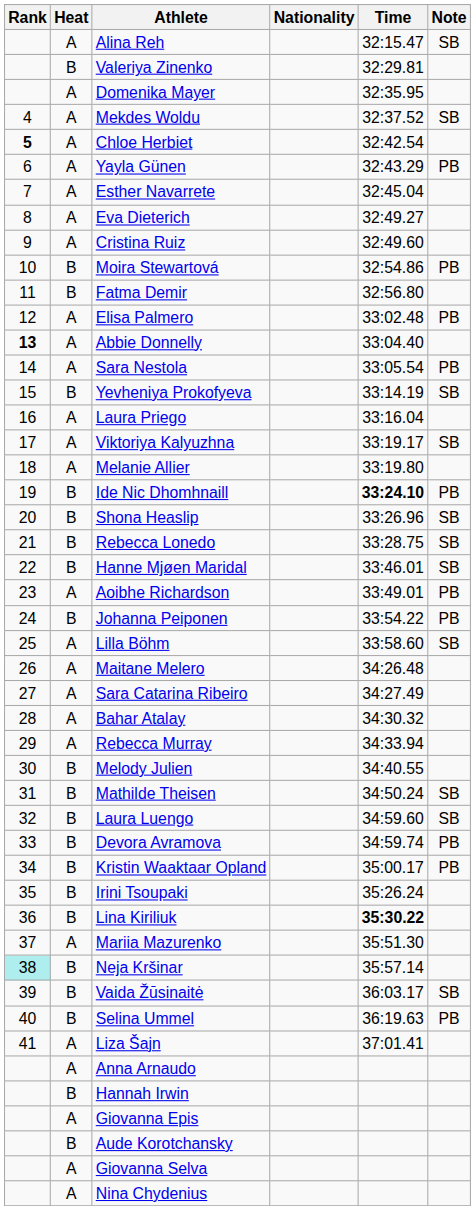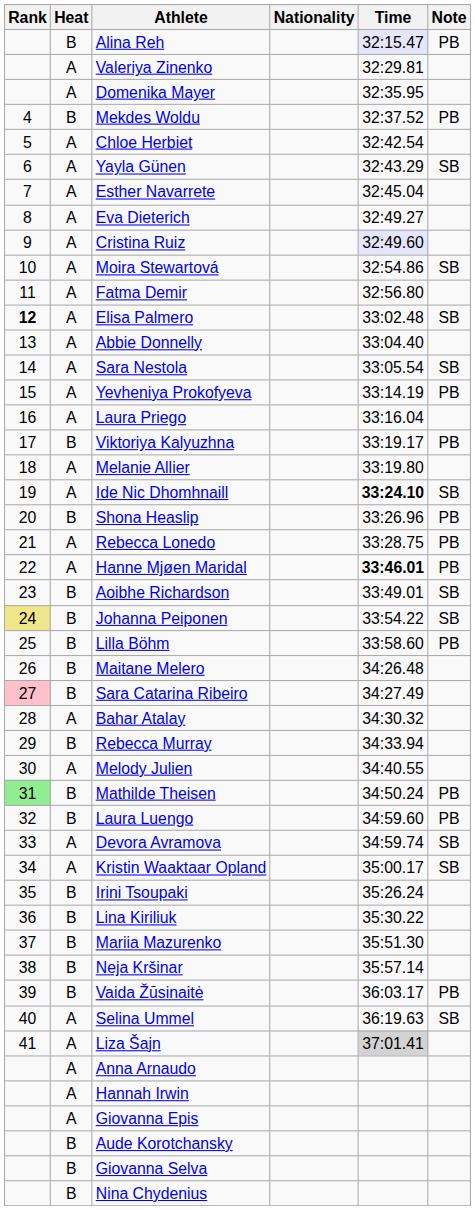(71, 42) A -> (71, 42) B
(393, 42) no background -> (393, 42) lavender background
(449, 42) SB -> (449, 42) PB
(71, 67) B -> (71, 67) A
(71, 117) A -> (71, 117) B
(449, 117) SB -> (449, 117) PB
(28, 142) bold -> (28, 142) normal
(449, 167) PB -> (449, 167) SB
(393, 242) no background -> (393, 242) lavender background
(71, 267) B -> (71, 267) A
(449, 267) PB -> (449, 267) SB
(71, 292) B -> (71, 292) A
(27, 318) normal -> (27, 318) bold
(449, 318) PB -> (449, 318) SB
(27, 343) bold -> (27, 343) normal
(449, 368) PB -> (449, 368) SB
(71, 393) B -> (71, 393) A
(449, 393) SB -> (449, 393) PB
(71, 443) A -> (71, 443) B
(449, 443) SB -> (449, 443) PB
(71, 493) B -> (71, 493) A
(449, 493) PB -> (449, 493) SB
(449, 518) SB -> (449, 518) PB
(71, 543) B -> (71, 543) A
(449, 543) SB -> (449, 543) PB
(71, 568) B -> (71, 568) A
(393, 568) normal -> (393, 568) bold
(449, 568) SB -> (449, 568) PB
(71, 593) A -> (71, 593) B
(449, 593) PB -> (449, 593) SB
(27, 618) no background -> (27, 618) khaki background
(449, 618) PB -> (449, 618) SB
(71, 643) A -> (71, 643) B
(449, 643) SB -> (449, 643) PB
(71, 668) A -> (71, 668) B
(27, 693) no background -> (27, 693) pink background
(71, 693) A -> (71, 693) B
(71, 743) A -> (71, 743) B
(71, 768) B -> (71, 768) A
(27, 793) no background -> (27, 793) lightgreen background
(449, 793) SB -> (449, 793) PB
(449, 818) SB -> (449, 818) PB
(71, 843) B -> (71, 843) A
(449, 843) PB -> (449, 843) SB
(71, 868) B -> (71, 868) A
(449, 868) PB -> (449, 868) SB
(393, 918) bold -> (393, 918) normal
(71, 943) A -> (71, 943) B
(27, 968) paleturquoise background -> (27, 968) no background
(449, 993) SB -> (449, 993) PB
(71, 1018) B -> (71, 1018) A
(449, 1018) PB -> (449, 1018) SB
(393, 1043) no background -> (393, 1043) lightgrey background
(71, 1093) B -> (71, 1093) A
(71, 1168) A -> (71, 1168) B
(71, 1193) A -> (71, 1193) B
